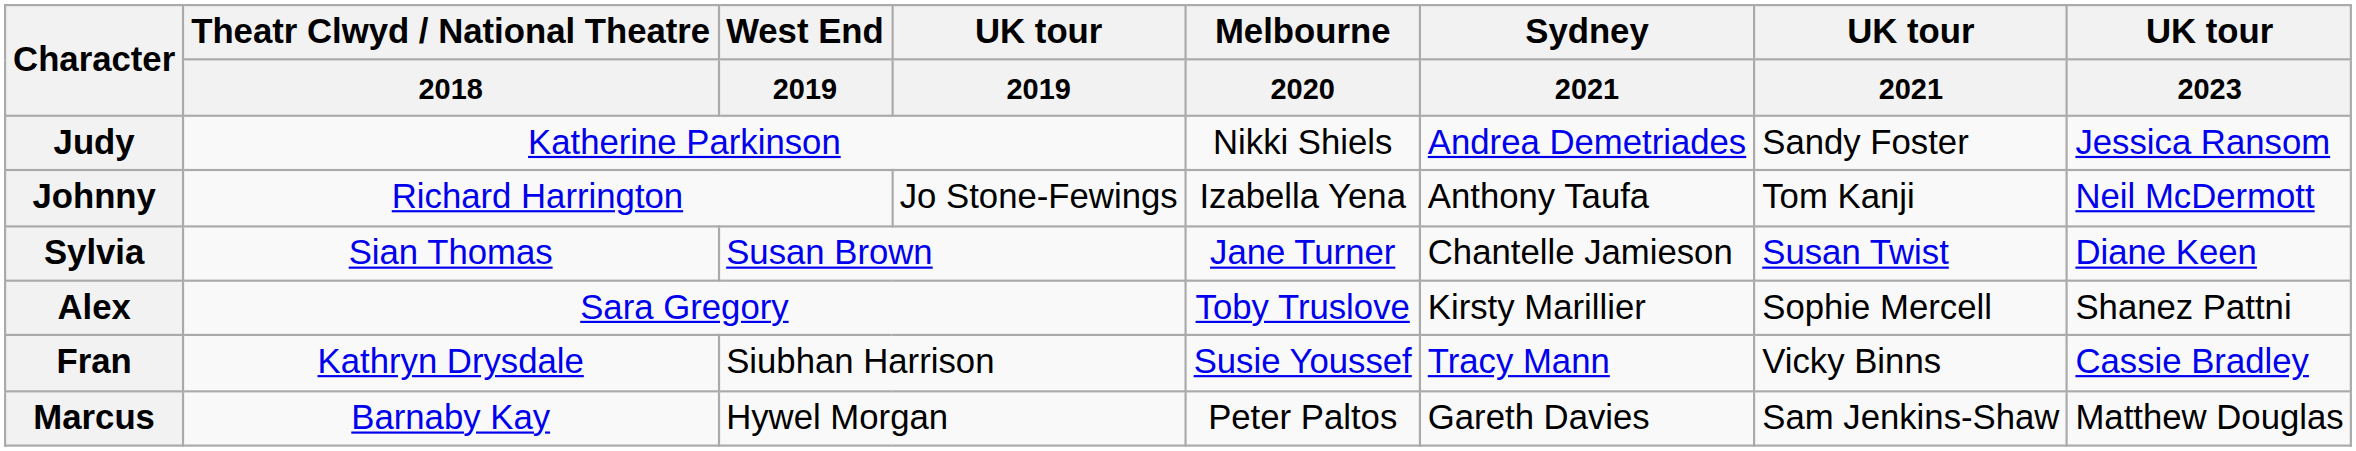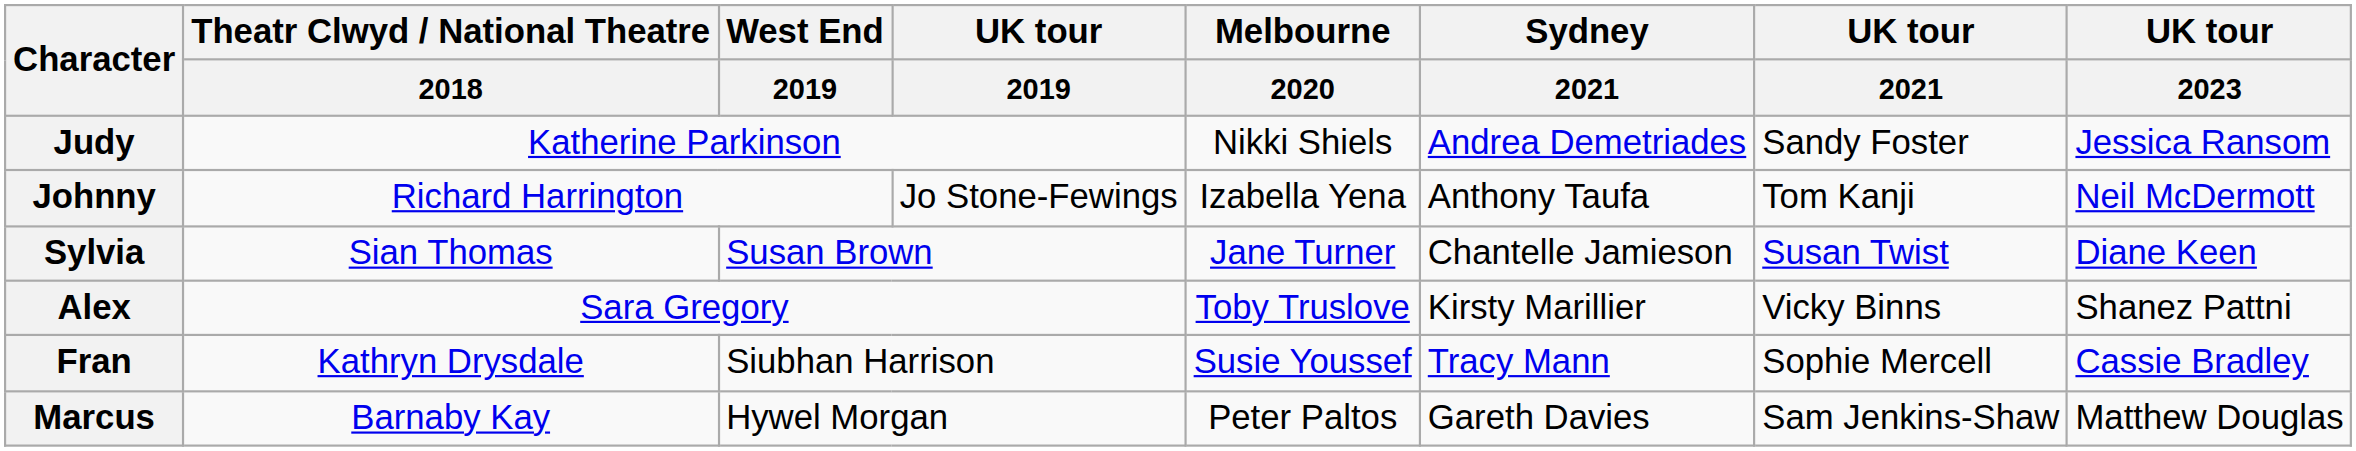(1877, 307) Sophie Mercell -> (1852, 307) Vicky Binns
(1852, 362) Vicky Binns -> (1877, 362) Sophie Mercell
